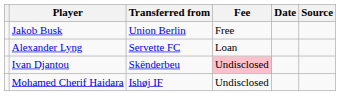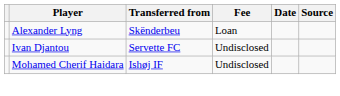- row: (37, 30)
(155, 47) Servette FC -> (154, 30) Skënderbeu
(154, 64) Skënderbeu -> (155, 47) Servette FC
(242, 64) pink background -> (242, 47) no background
